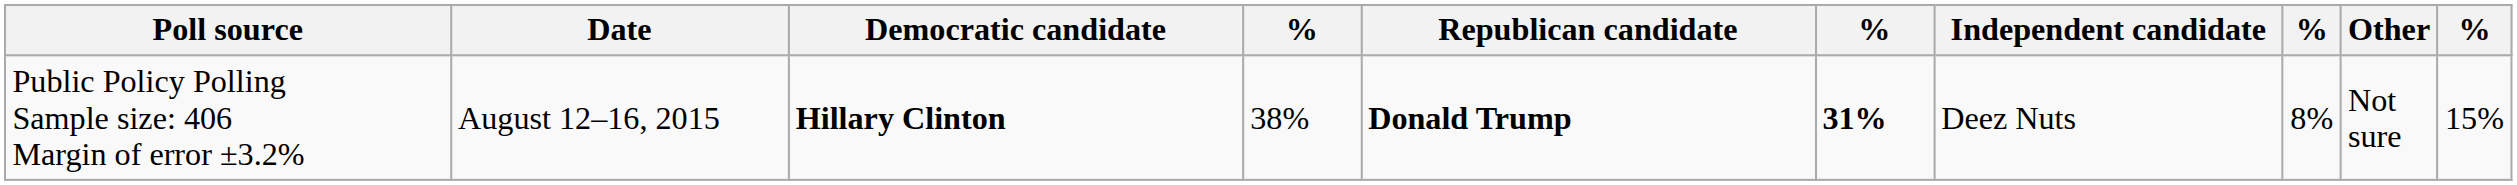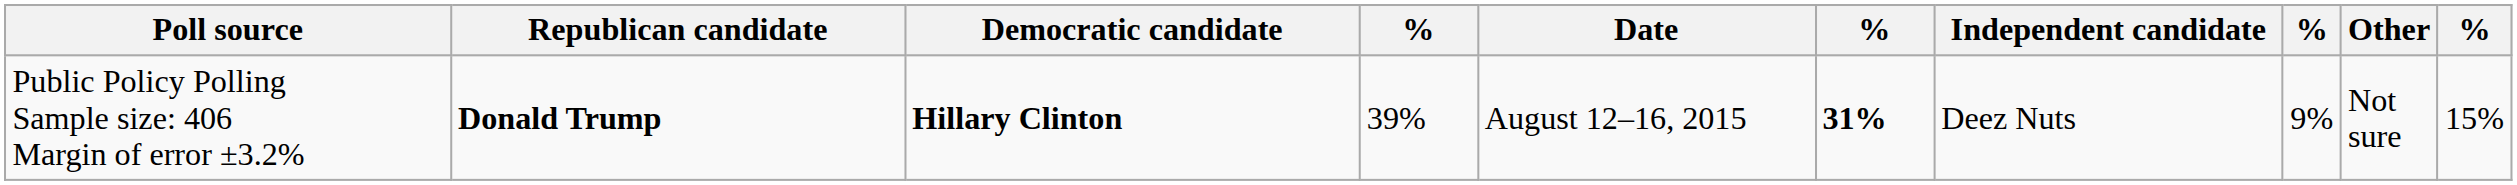columns swapped: (619, 30) <-> (1588, 30)
(1280, 117) 38% -> (1396, 117) 39%
(2312, 117) 8% -> (2312, 117) 9%
